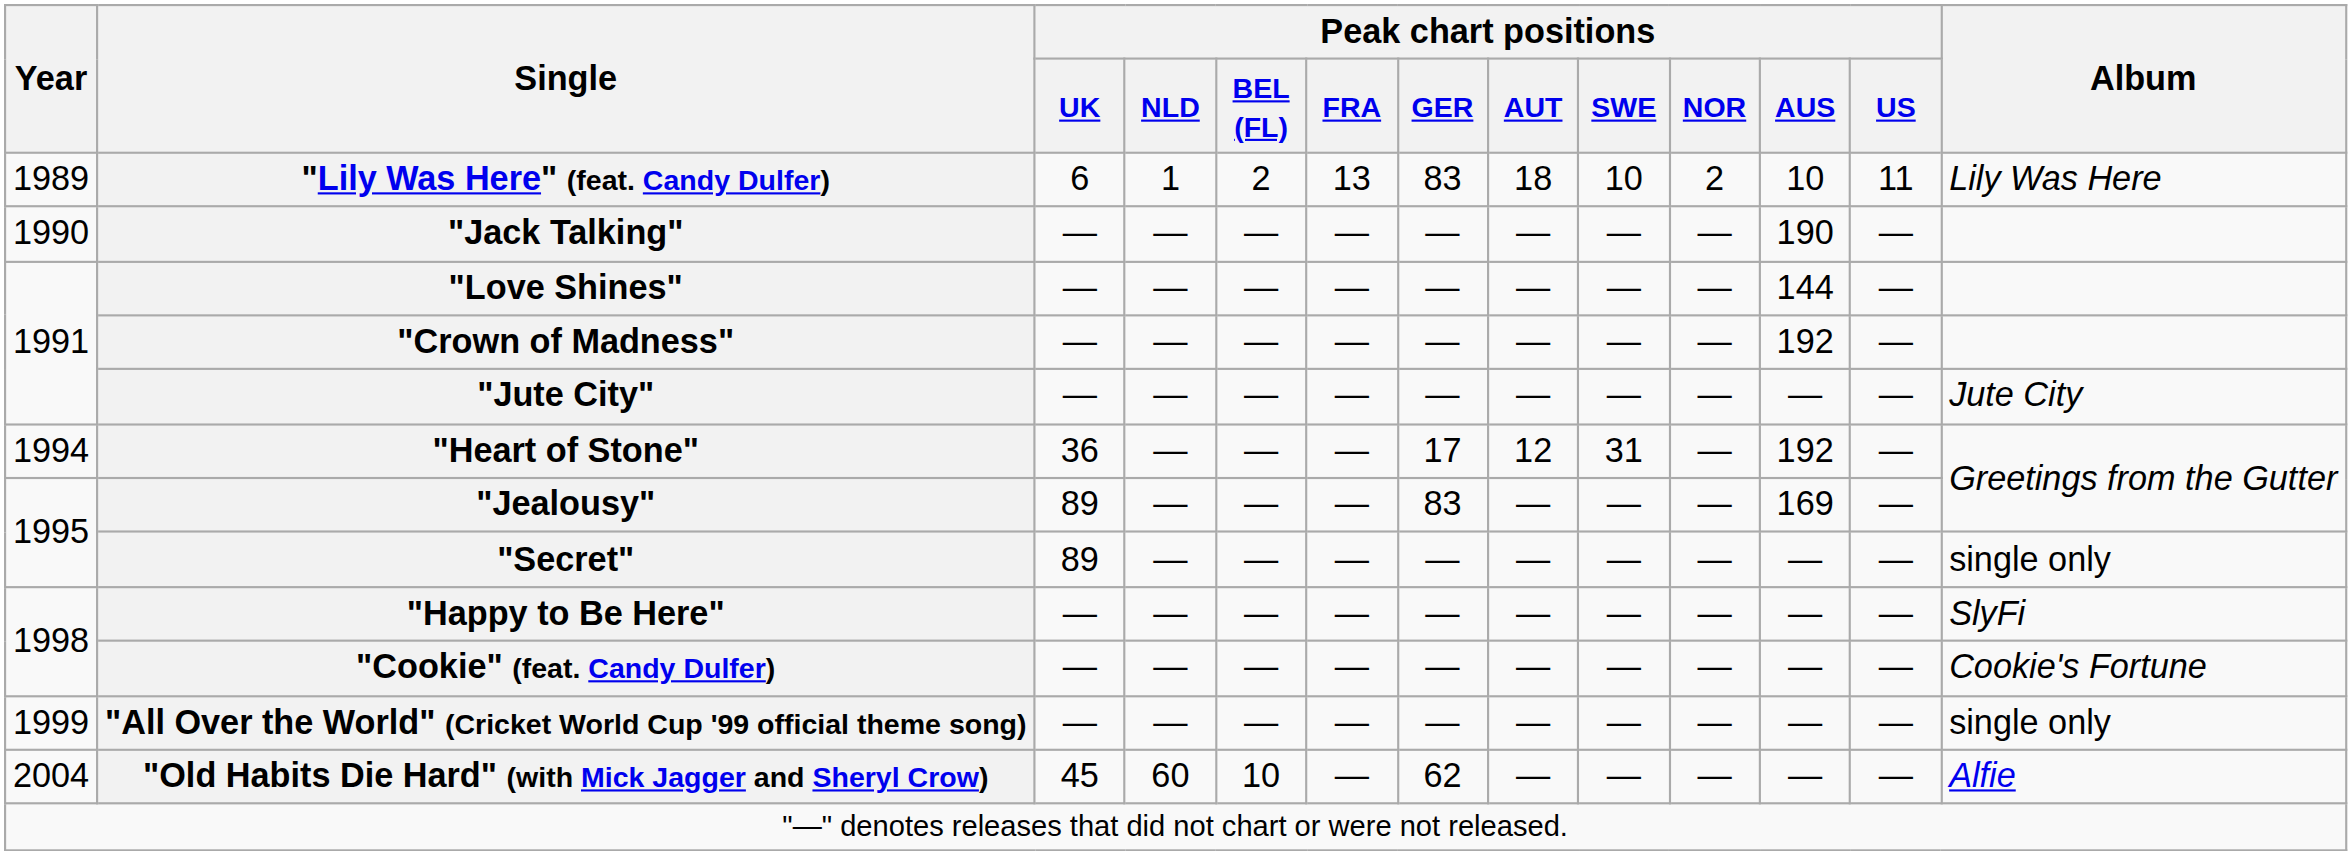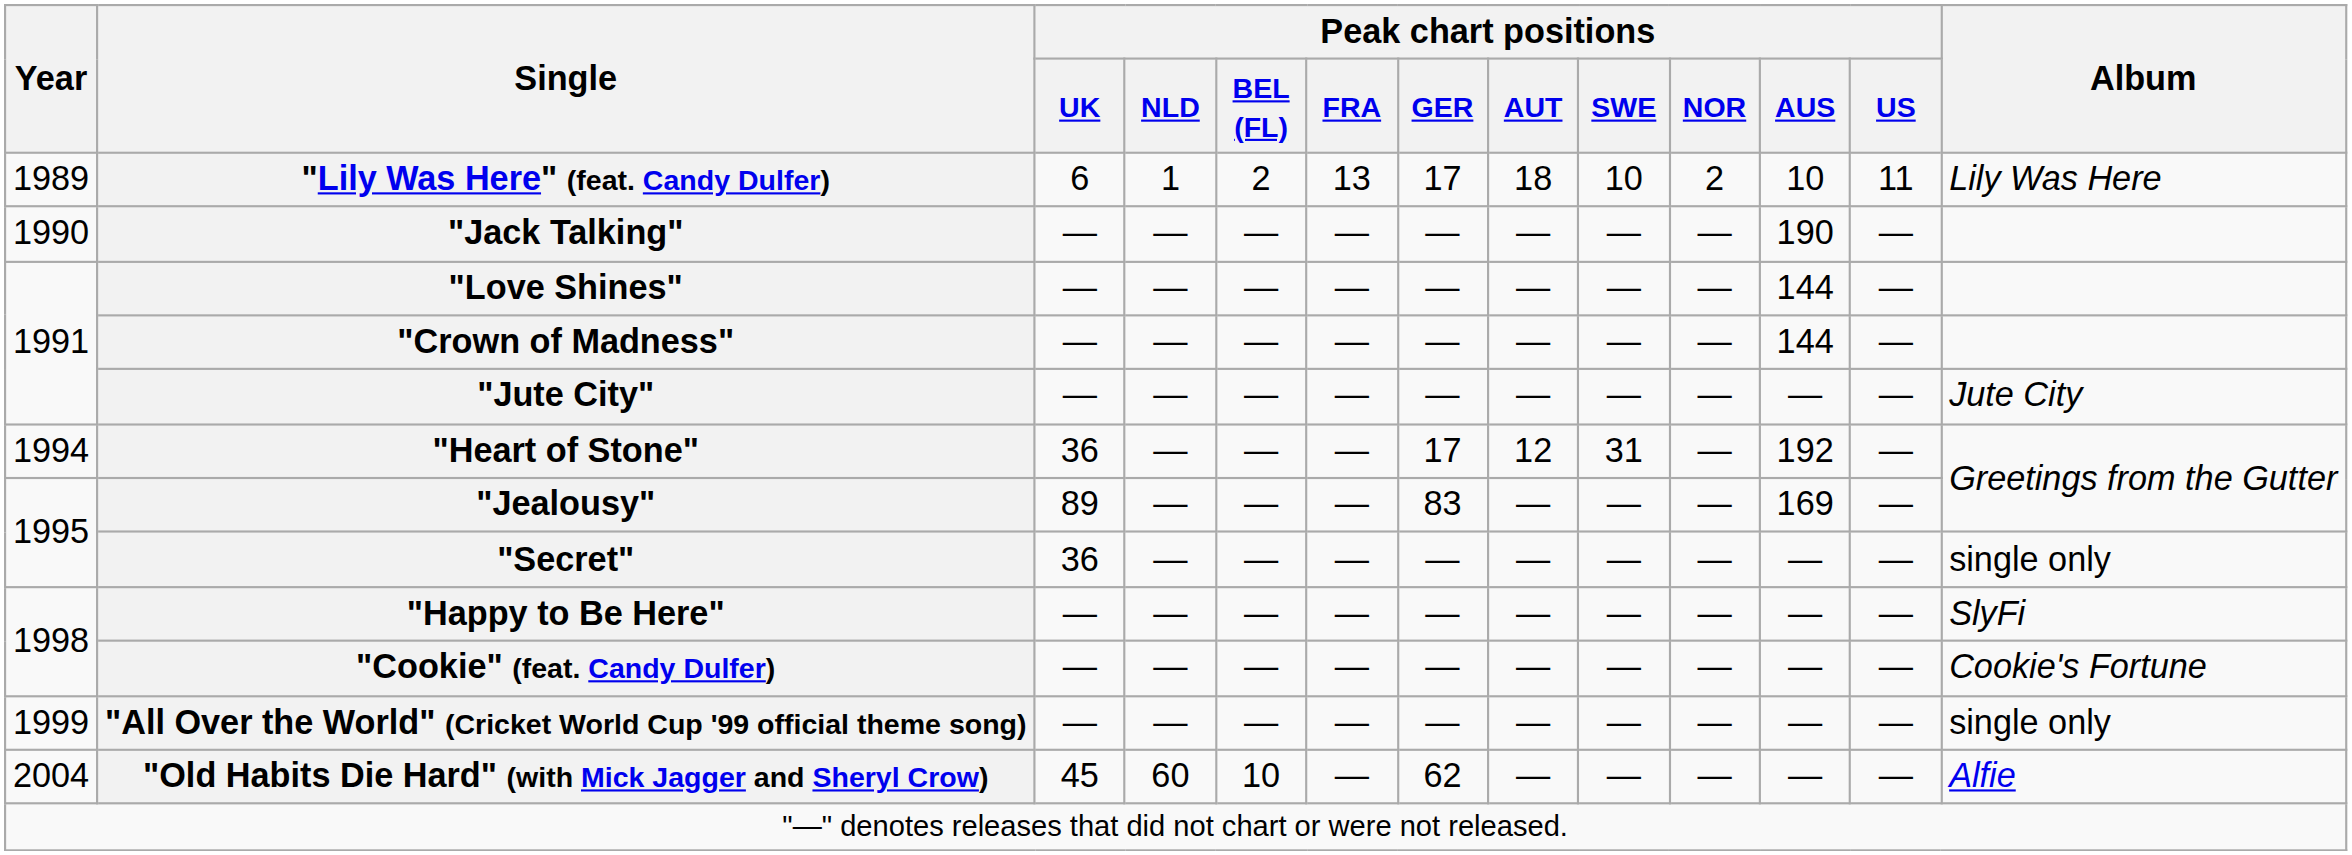(1442, 178) 83 -> (1442, 178) 17
(1805, 341) 192 -> (1805, 341) 144
(1080, 558) 89 -> (1080, 558) 36
